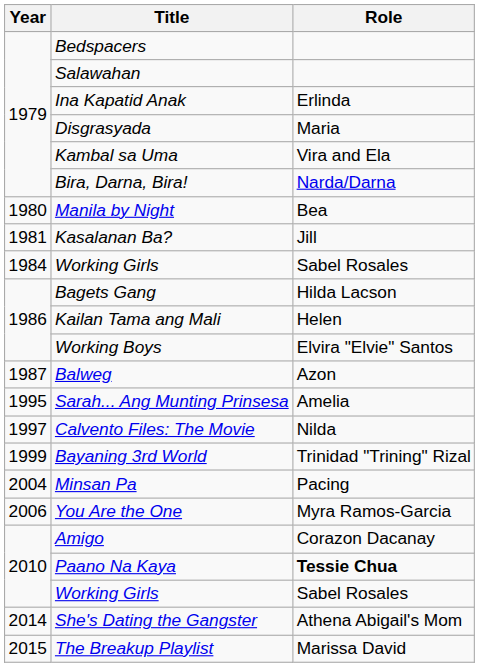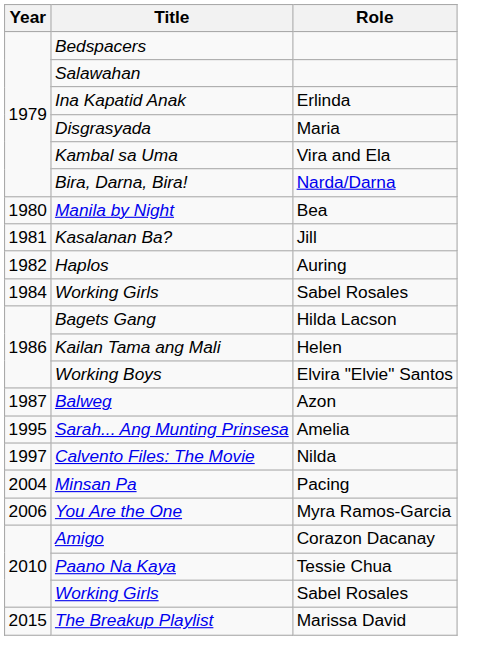+ row: (28, 264)
- row: (28, 456)
(347, 566) bold -> (344, 566) normal
- row: (28, 621)
